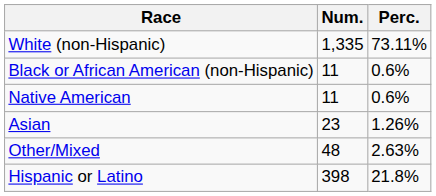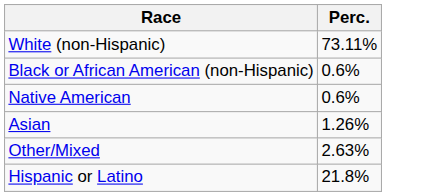- column: (342, 17)
